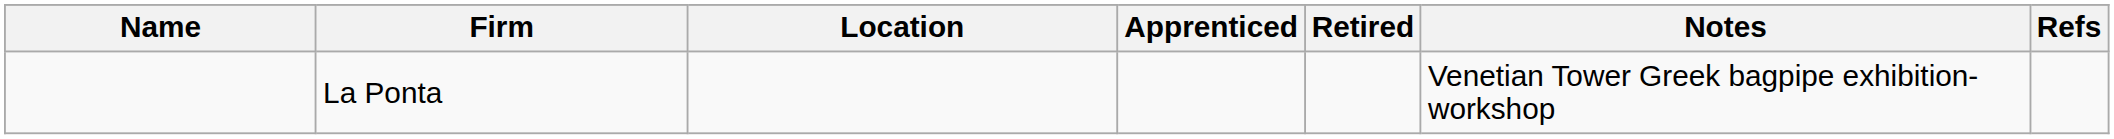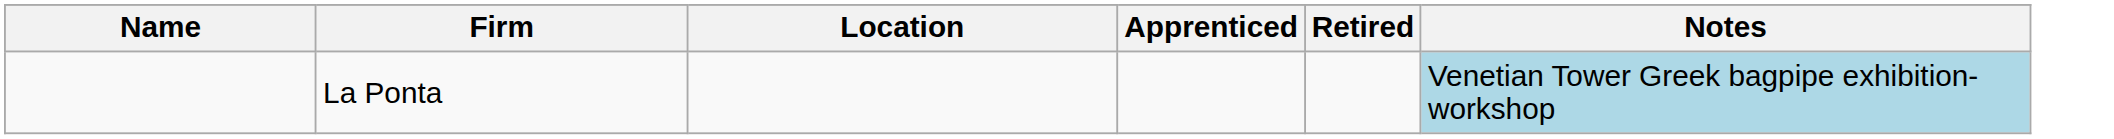- column: (2069, 28)
(1703, 92) no background -> (1703, 92) lightblue background
